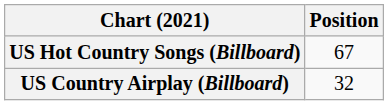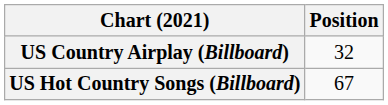rows swapped: (155, 83) <-> (155, 52)
